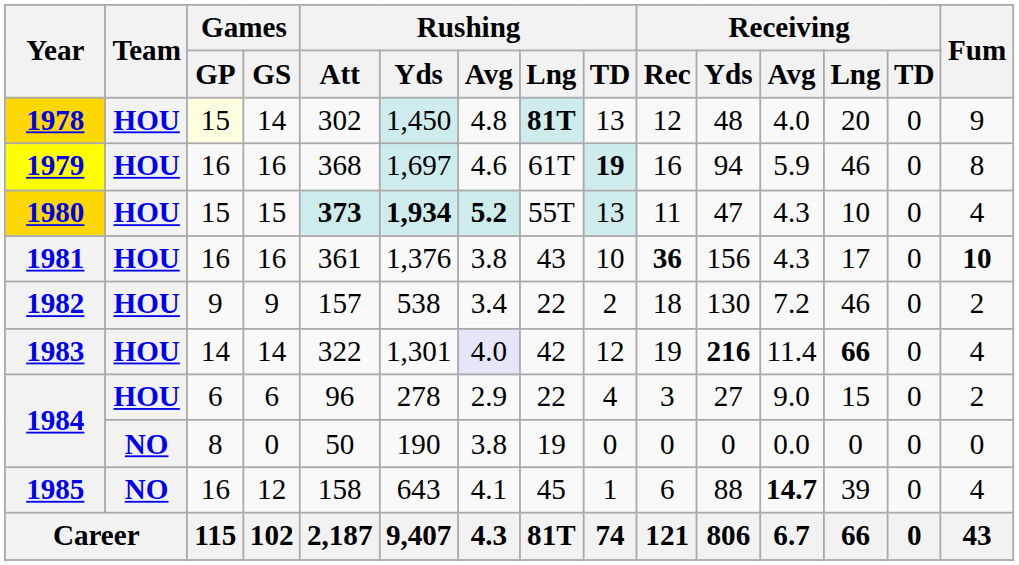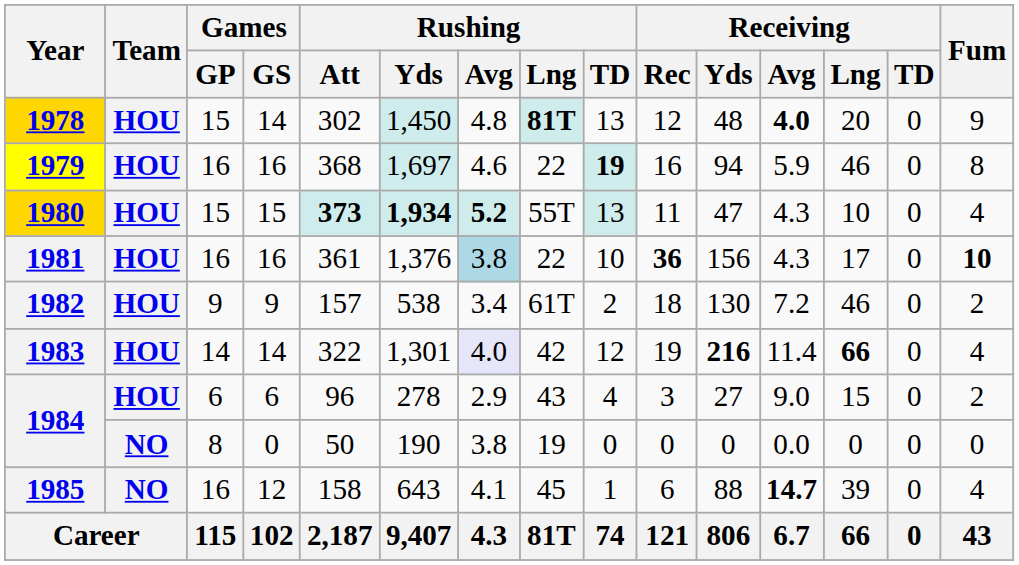(215, 119) lightyellow background -> (215, 119) no background
(792, 119) normal -> (792, 119) bold
(551, 166) 61T -> (551, 166) 22
(489, 258) no background -> (489, 258) lightblue background
(551, 258) 43 -> (551, 258) 22
(551, 304) 22 -> (551, 304) 61T
(551, 397) 22 -> (551, 397) 43
